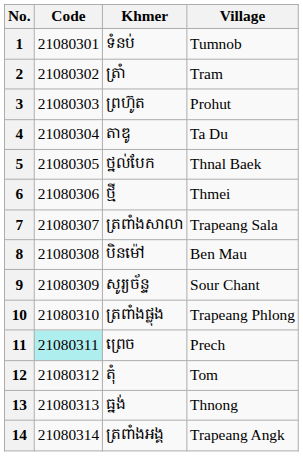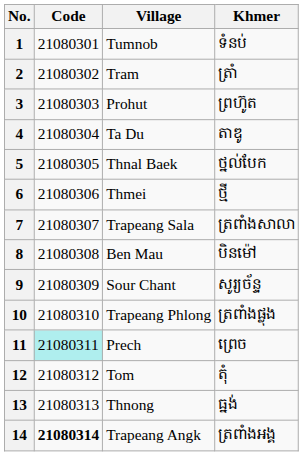columns swapped: (243, 16) <-> (145, 16)
(68, 435) normal -> (68, 435) bold
